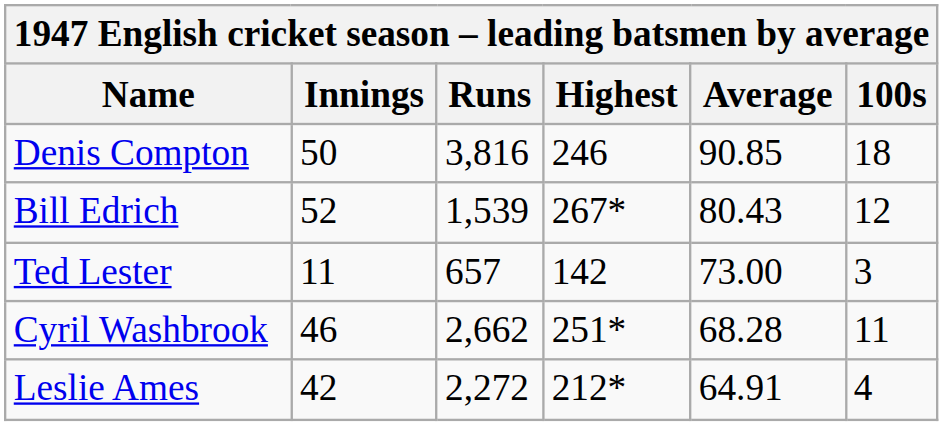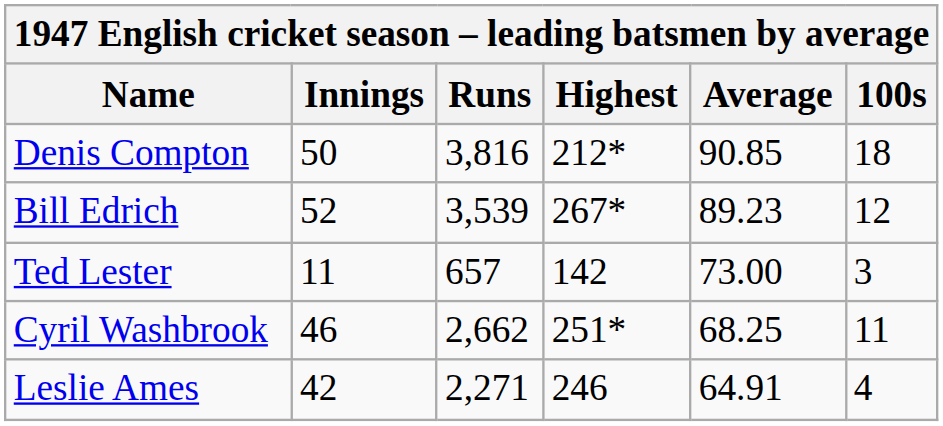(580, 152) 246 -> (589, 152) 212*
(487, 211) 1,539 -> (487, 211) 3,539
(741, 211) 80.43 -> (741, 211) 89.23
(741, 329) 68.28 -> (741, 329) 68.25
(487, 388) 2,272 -> (487, 388) 2,271
(589, 388) 212* -> (580, 388) 246
